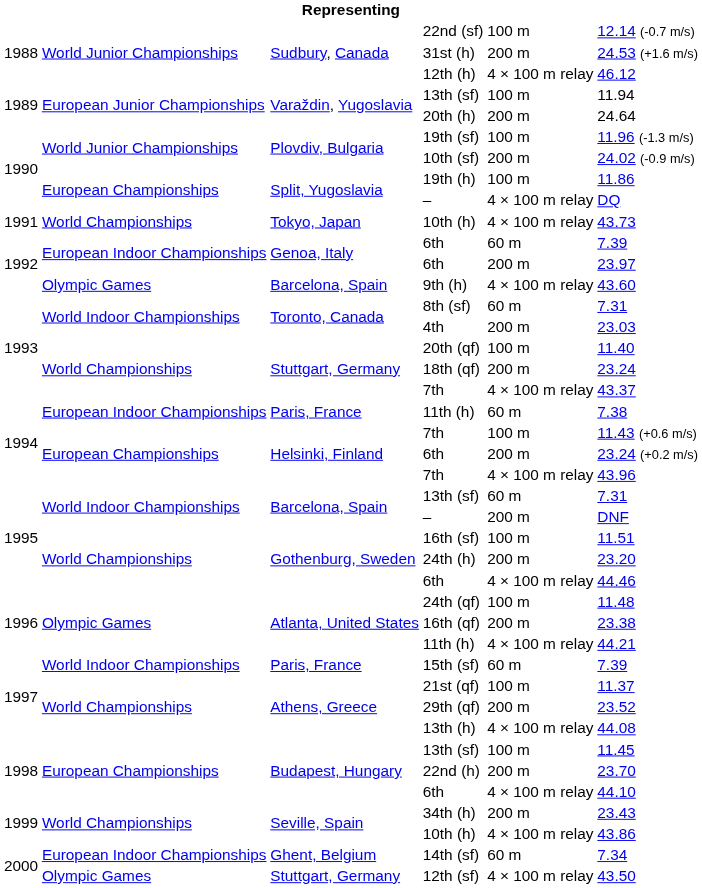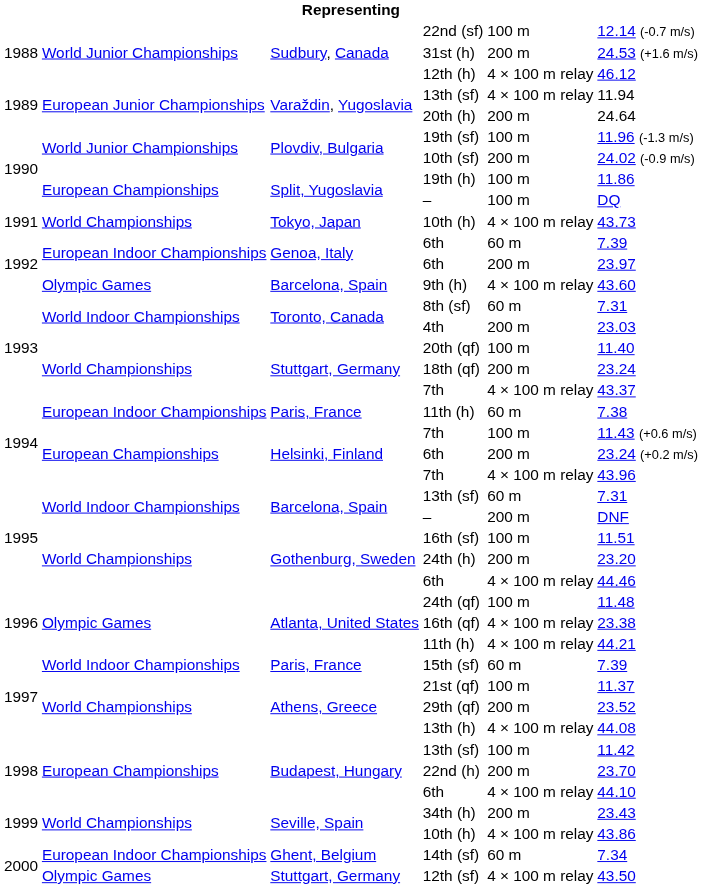(509, 95) 100 m -> (540, 95) 4 × 100 m relay
(540, 200) 4 × 100 m relay -> (509, 200) 100 m
(509, 623) 200 m -> (540, 623) 4 × 100 m relay
(616, 749) 11.45 -> (616, 749) 11.42
